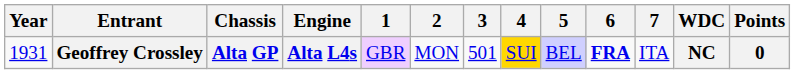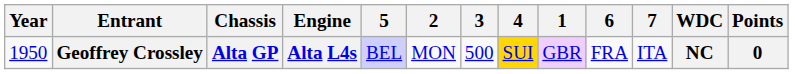columns swapped: (386, 20) <-> (564, 20)
(28, 52) 1931 -> (28, 52) 1950
(482, 52) 501 -> (479, 52) 500
(610, 52) bold -> (609, 52) normal
